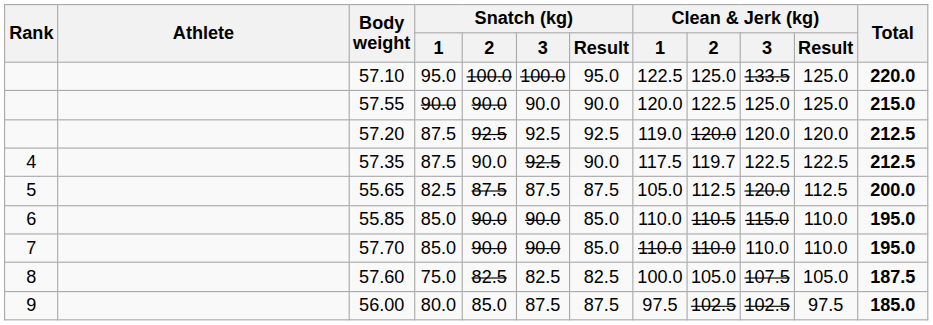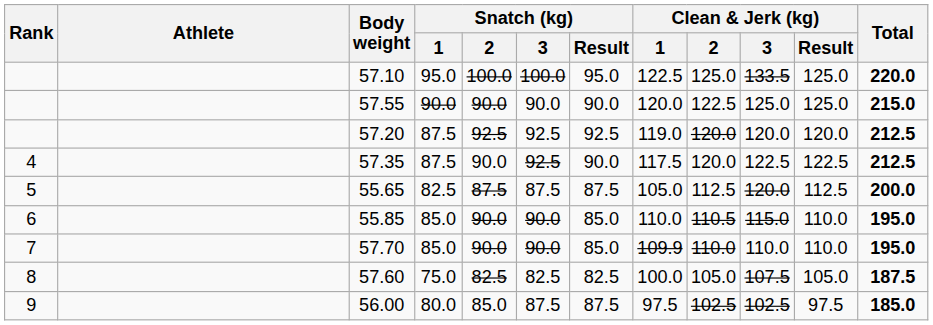(714, 162) 119.7 -> (714, 162) 120.0
(660, 248) 110.0 -> (660, 248) 109.9
